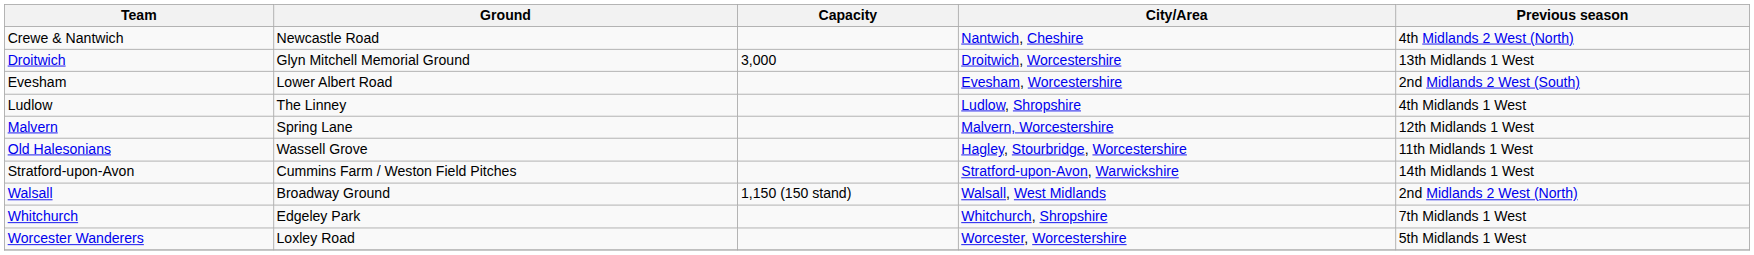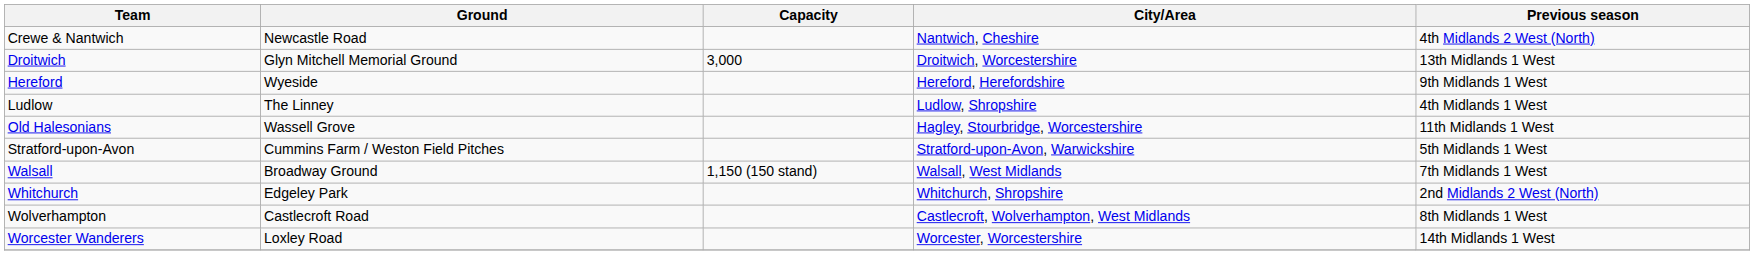- row: (37, 82)
+ row: (35, 82)
- row: (33, 127)
(1466, 171) 14th Midlands 1 West -> (1483, 149) 5th Midlands 1 West
(1488, 194) 2nd Midlands 2 West (North) -> (1483, 171) 7th Midlands 1 West
(1462, 216) 7th Midlands 1 West -> (1509, 194) 2nd Midlands 2 West (North)
+ row: (57, 216)
(1462, 238) 5th Midlands 1 West -> (1487, 238) 14th Midlands 1 West
